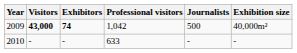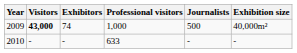(66, 26) bold -> (66, 26) normal
(116, 26) 1,042 -> (116, 26) 1,000
